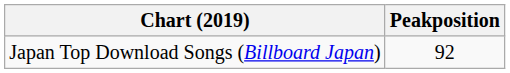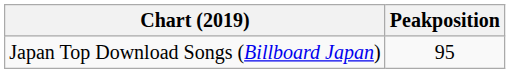(445, 52) 92 -> (445, 52) 95
